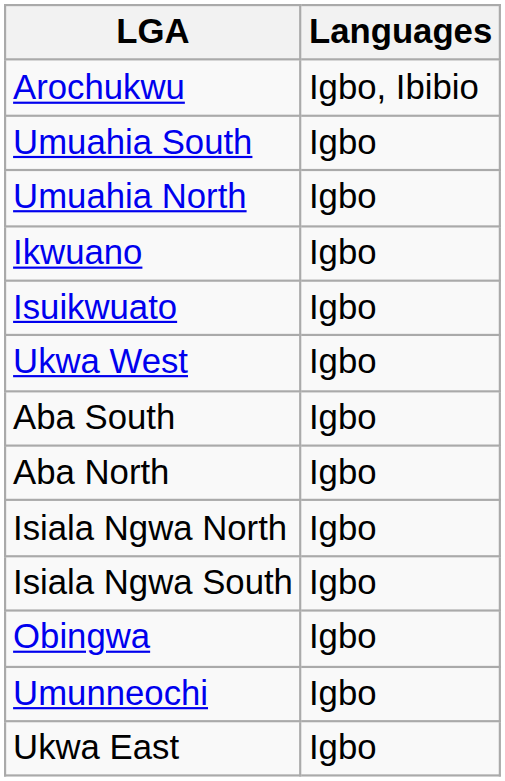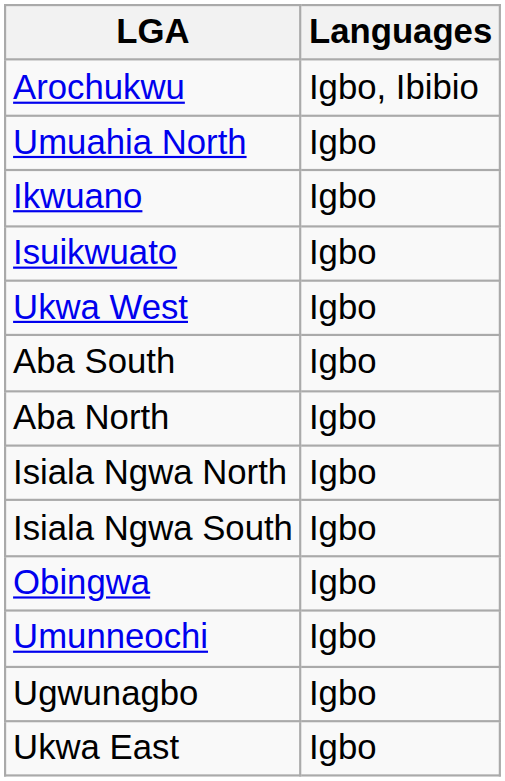- row: (133, 142)
+ row: (106, 692)
